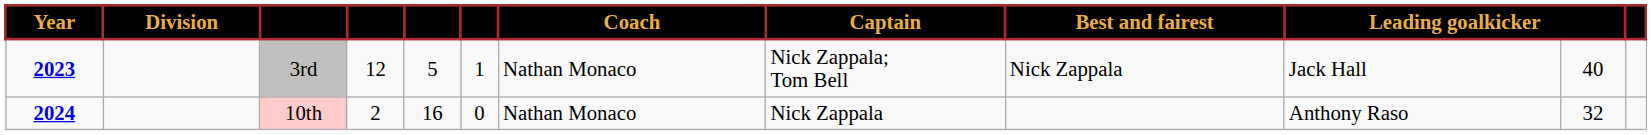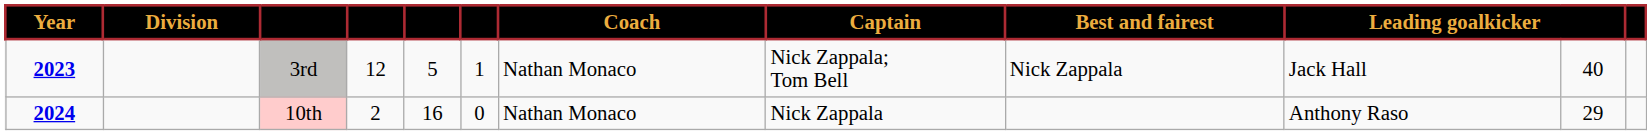(1593, 112) 32 -> (1593, 112) 29
